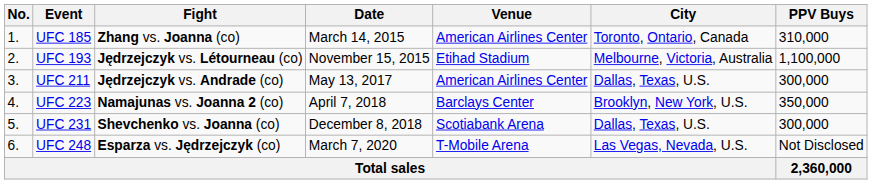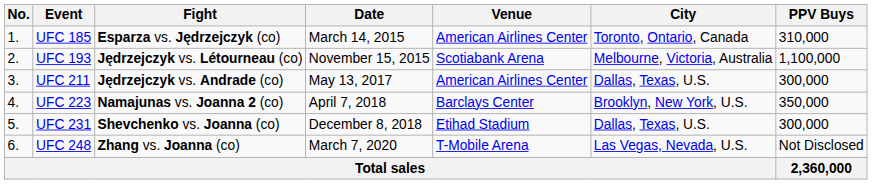(169, 37) Zhang vs. Joanna (co) -> (189, 37) Esparza vs. Jędrzejczyk (co)
(483, 59) Etihad Stadium -> (490, 59) Scotiabank Arena
(490, 124) Scotiabank Arena -> (483, 124) Etihad Stadium
(189, 146) Esparza vs. Jędrzejczyk (co) -> (169, 146) Zhang vs. Joanna (co)
